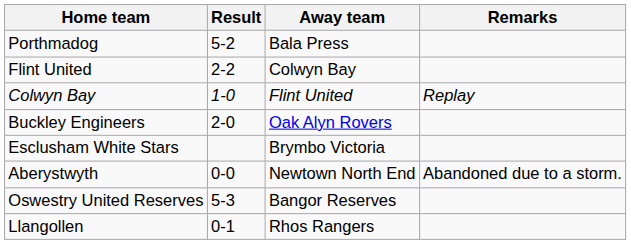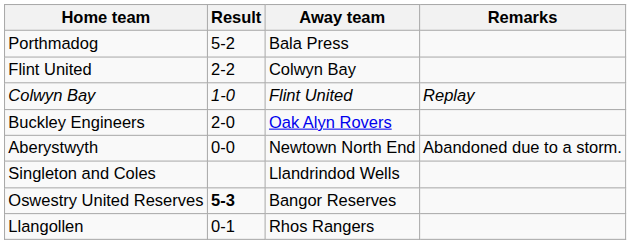- row: (93, 148)
+ row: (82, 174)
(223, 200) normal -> (223, 200) bold
